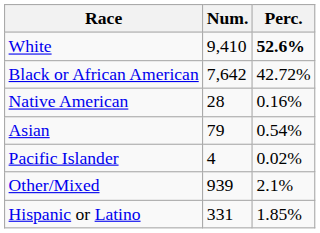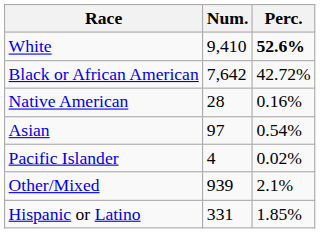(216, 130) 79 -> (216, 130) 97
